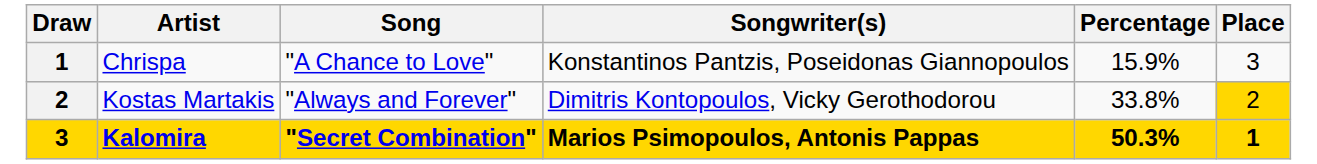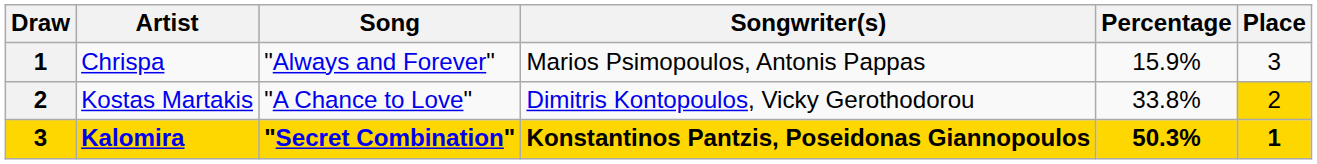(389, 61) "A Chance to Love" -> (379, 61) "Always and Forever"
(808, 61) Konstantinos Pantzis, Poseidonas Giannopoulos -> (726, 61) Marios Psimopoulos, Antonis Pappas
(401, 100) "Always and Forever" -> (368, 100) "A Chance to Love"
(763, 138) Marios Psimopoulos, Antonis Pappas -> (808, 138) Konstantinos Pantzis, Poseidonas Giannopoulos
